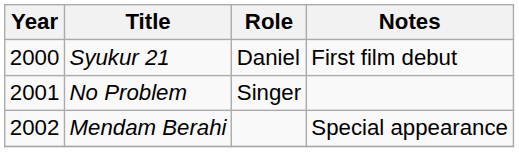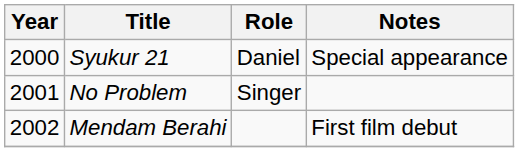(384, 57) First film debut -> (410, 57) Special appearance
(410, 127) Special appearance -> (384, 127) First film debut
